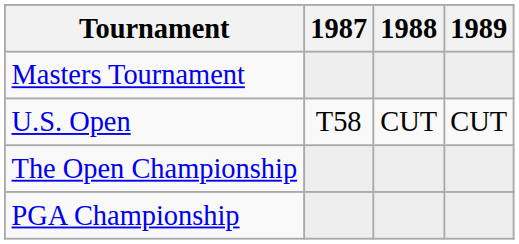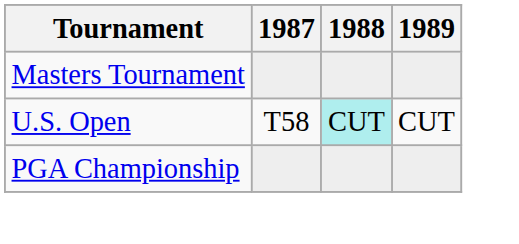(409, 121) no background -> (356, 121) paleturquoise background
- row: (154, 168)
